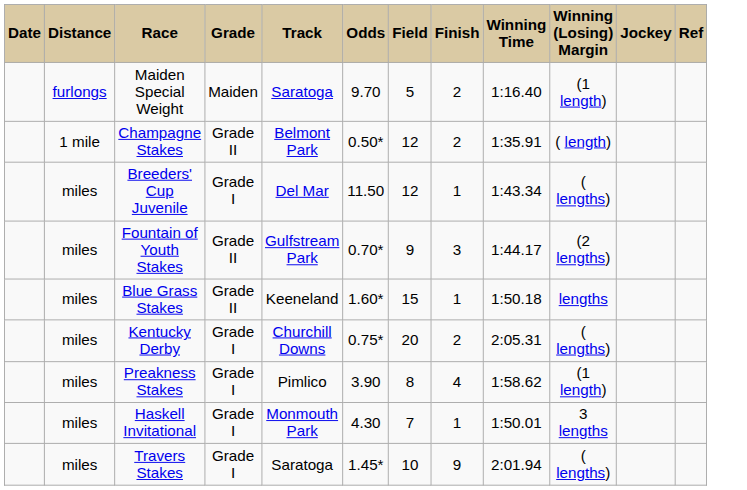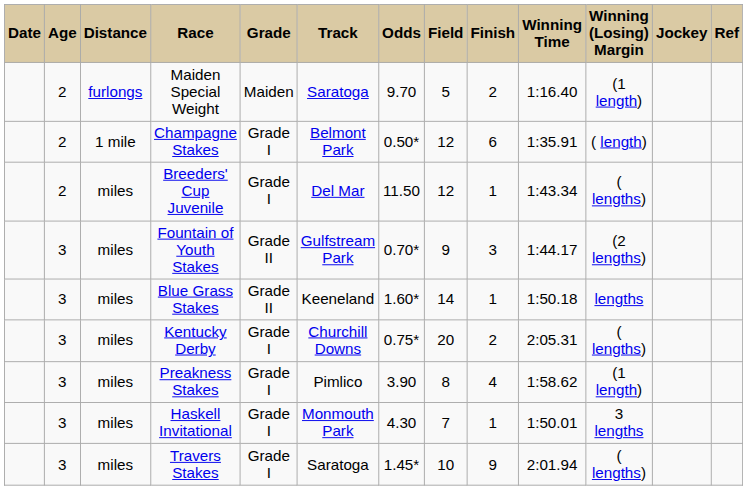+ column: (62, 33)
(233, 141) Grade II -> (269, 141) Grade I
(457, 141) 2 -> (493, 141) 6
(410, 299) 15 -> (446, 299) 14
